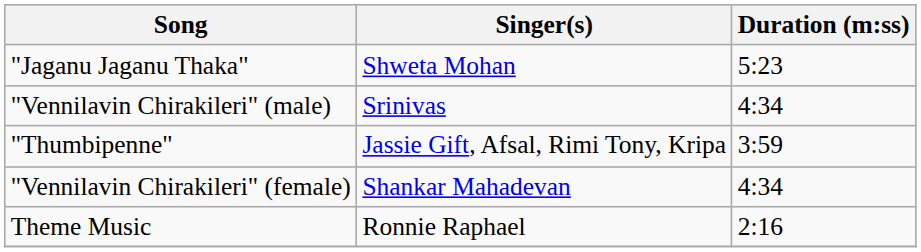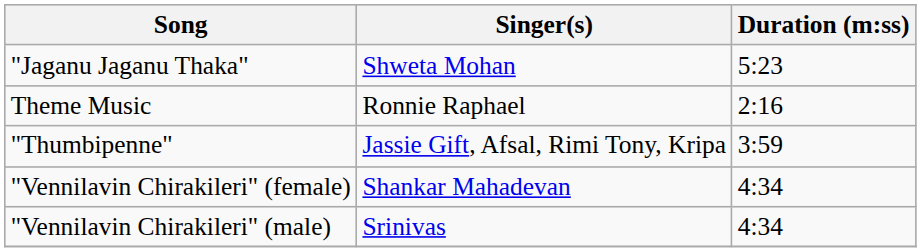rows swapped: (171, 105) <-> (81, 226)
